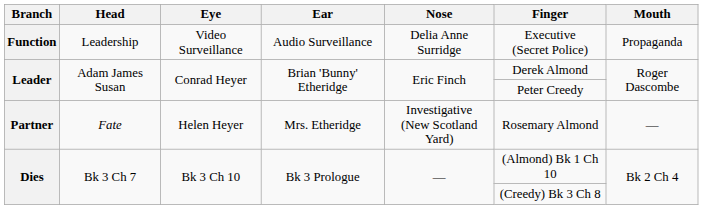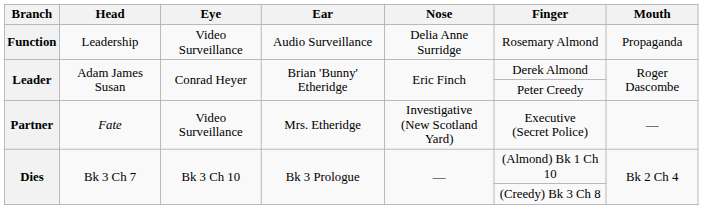(550, 42) Executive (Secret Police) -> (550, 42) Rosemary Almond
(211, 124) Helen Heyer -> (211, 124) Video Surveillance
(550, 124) Rosemary Almond -> (550, 124) Executive (Secret Police)
